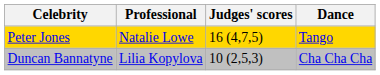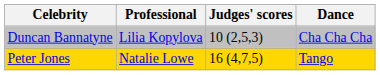rows swapped: (39, 37) <-> (60, 59)
